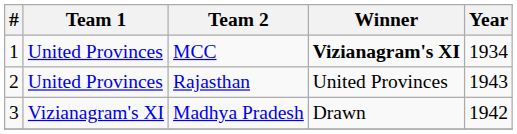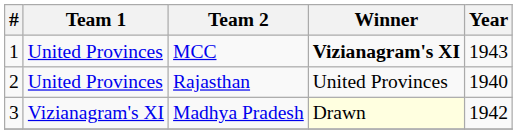(489, 50) 1934 -> (489, 50) 1943
(489, 81) 1943 -> (489, 81) 1940
(339, 112) no background -> (339, 112) lightyellow background
